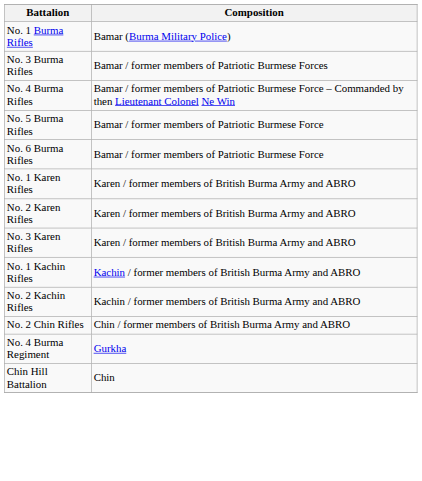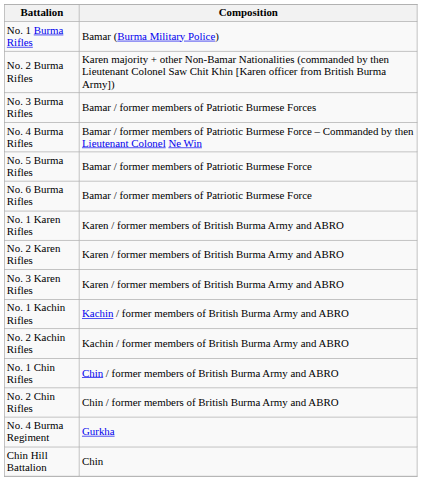+ row: (35, 72)
+ row: (31, 373)
